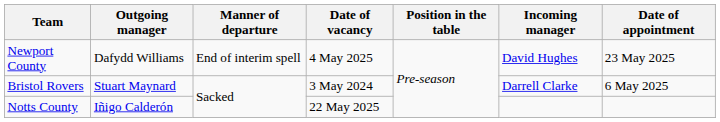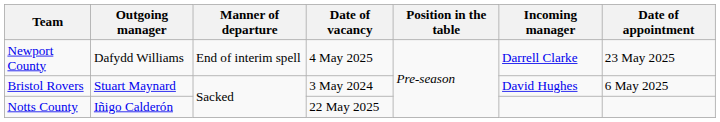(540, 57) David Hughes -> (540, 57) Darrell Clarke
(540, 86) Darrell Clarke -> (540, 86) David Hughes
